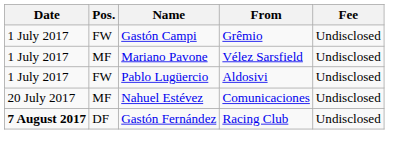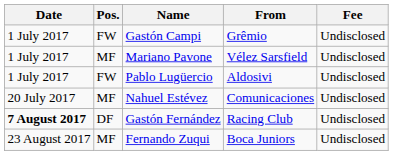+ row: (168, 139)
